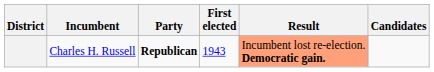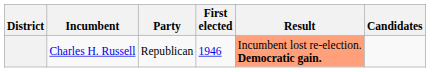(169, 51) bold -> (167, 51) normal
(214, 51) 1943 -> (210, 51) 1946
